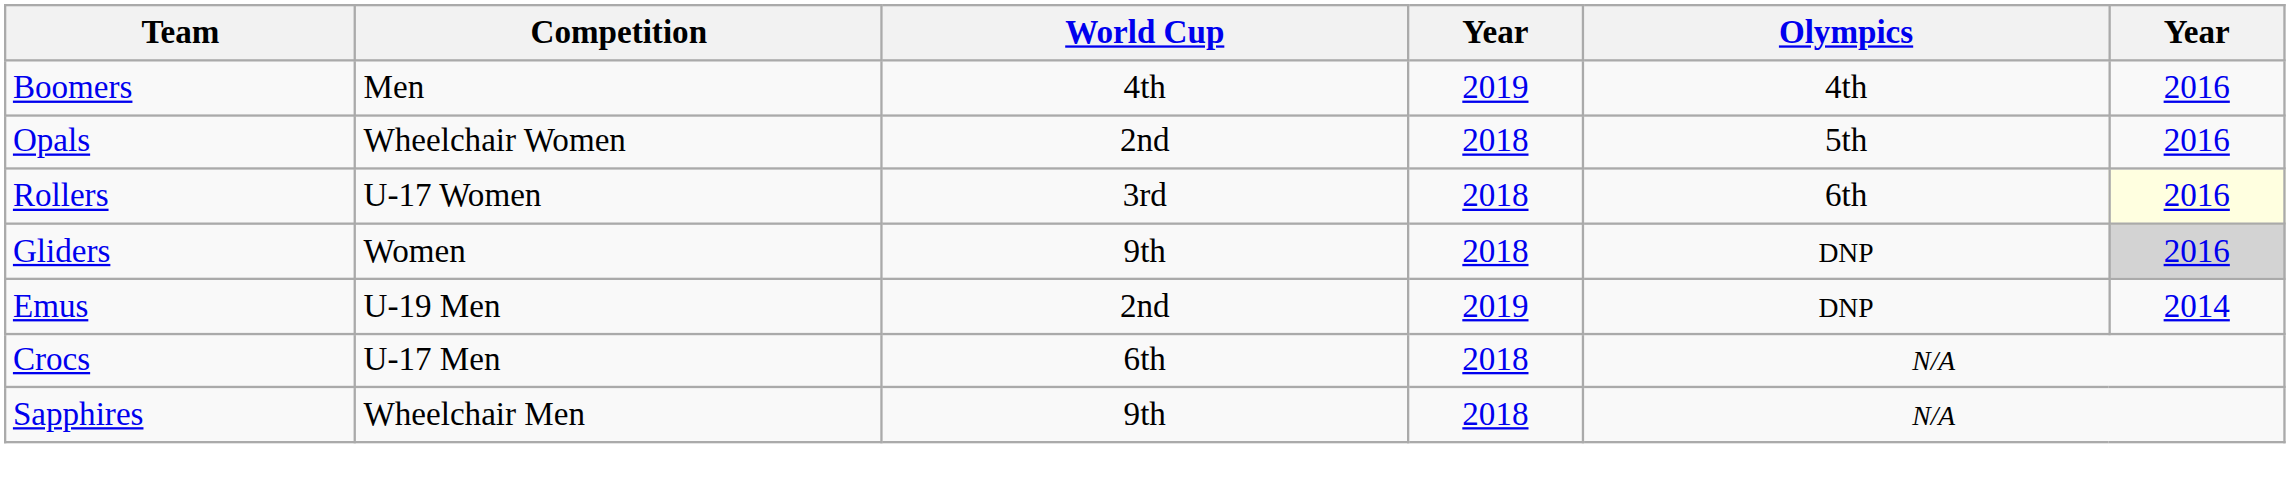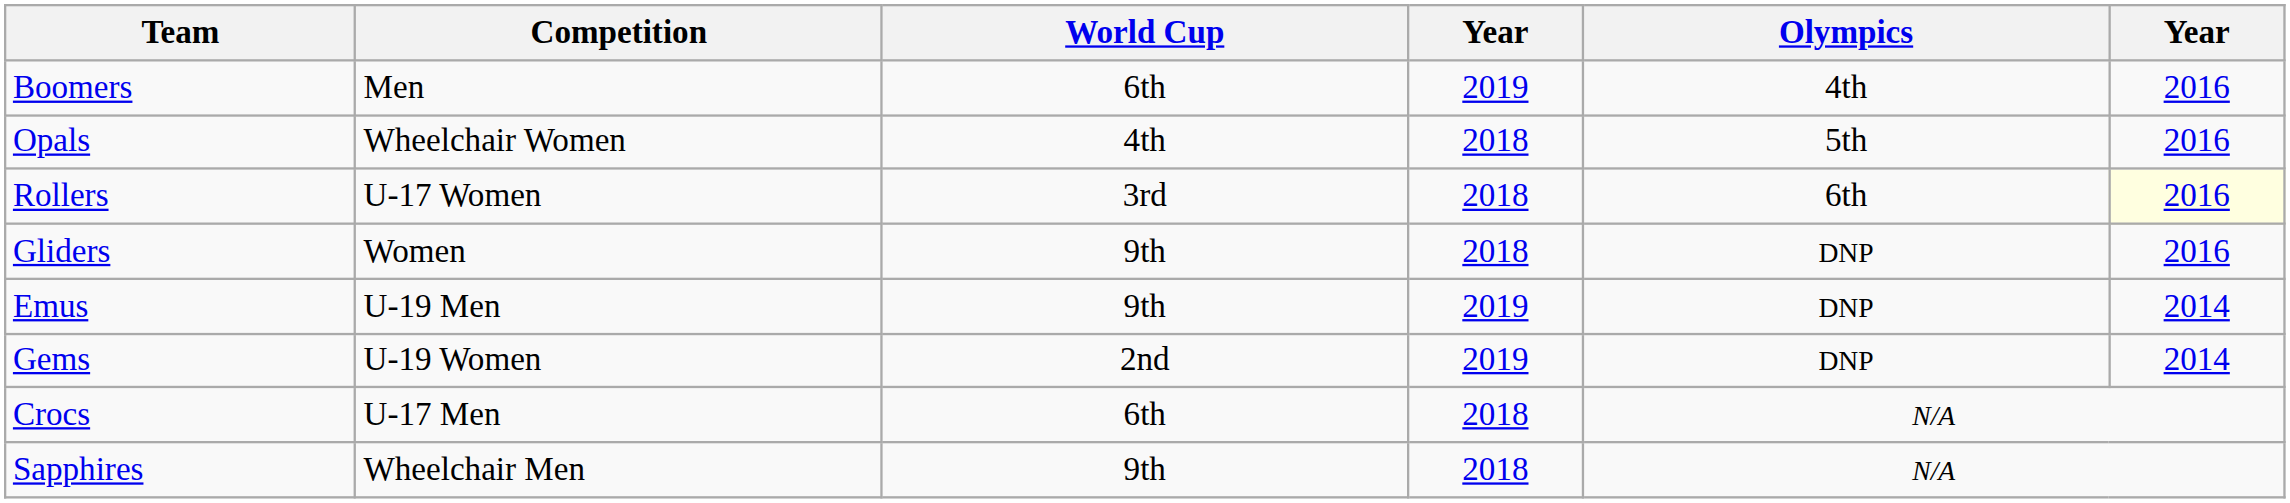(1145, 86) 4th -> (1145, 86) 6th
(1145, 141) 2nd -> (1145, 141) 4th
(2197, 250) lightgrey background -> (2197, 250) no background
(1145, 305) 2nd -> (1145, 305) 9th
+ row: (52, 359)
